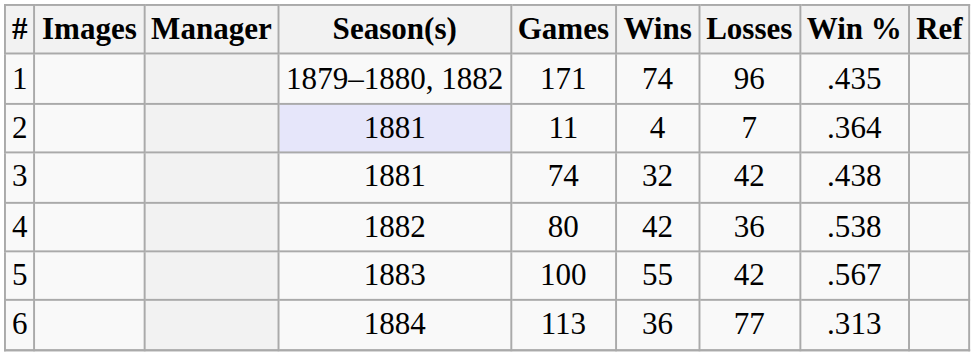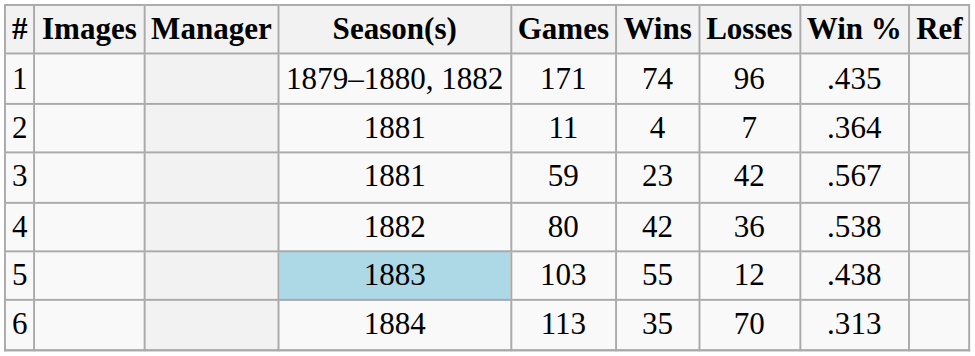(395, 127) lavender background -> (395, 127) no background
(563, 176) 74 -> (563, 176) 59
(658, 176) 32 -> (658, 176) 23
(854, 176) .438 -> (854, 176) .567
(395, 275) no background -> (395, 275) lightblue background
(563, 275) 100 -> (563, 275) 103
(749, 275) 42 -> (749, 275) 12
(854, 275) .567 -> (854, 275) .438
(658, 324) 36 -> (658, 324) 35
(749, 324) 77 -> (749, 324) 70
